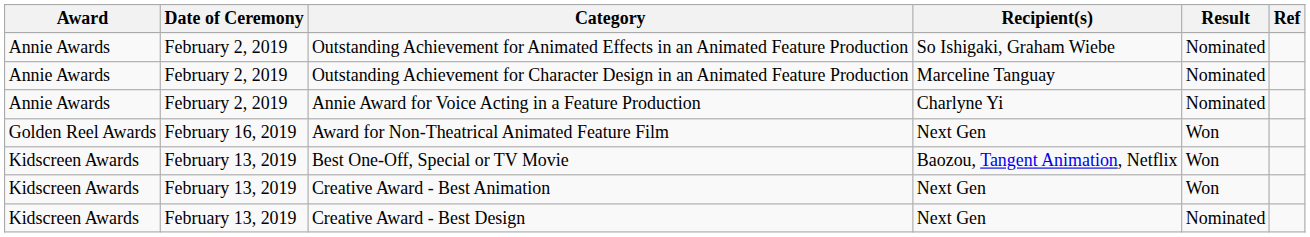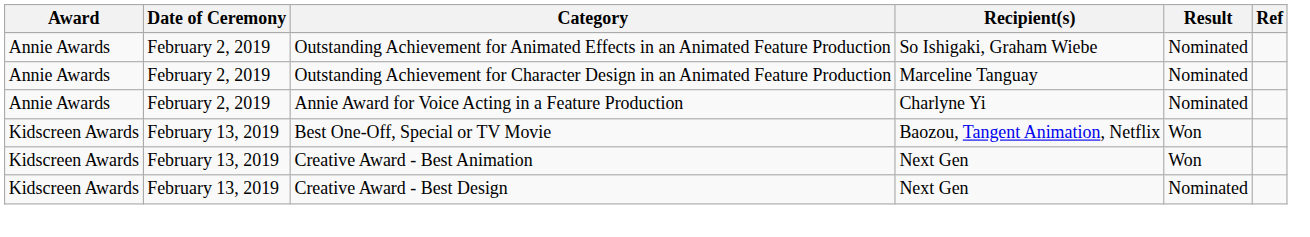- row: (490, 132)
